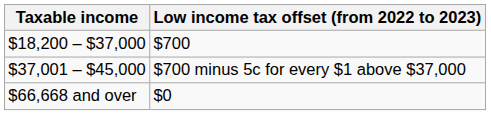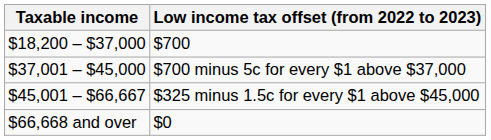+ row: (316, 95)
